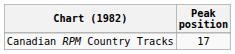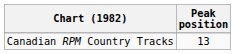(203, 41) 17 -> (203, 41) 13
